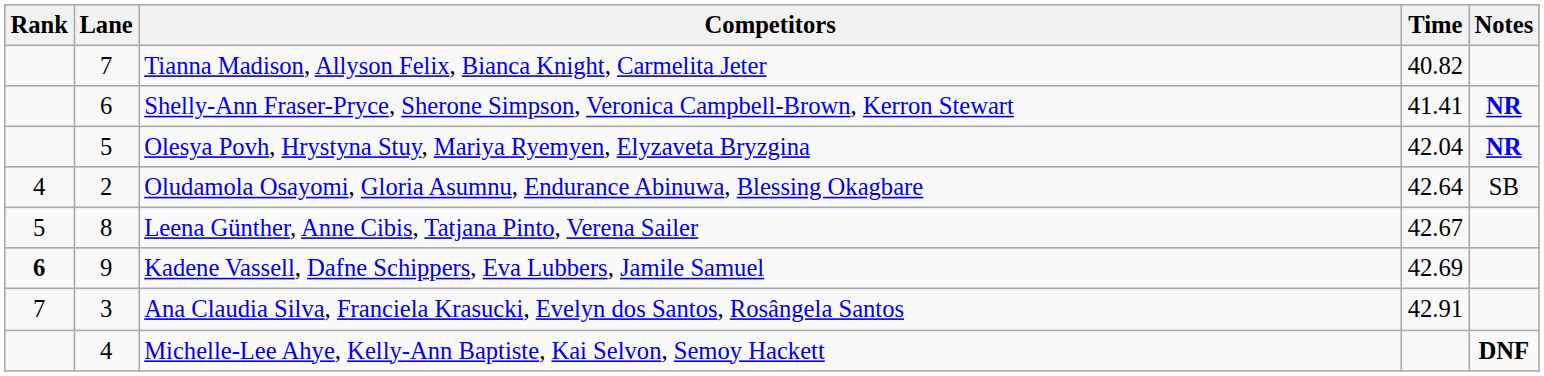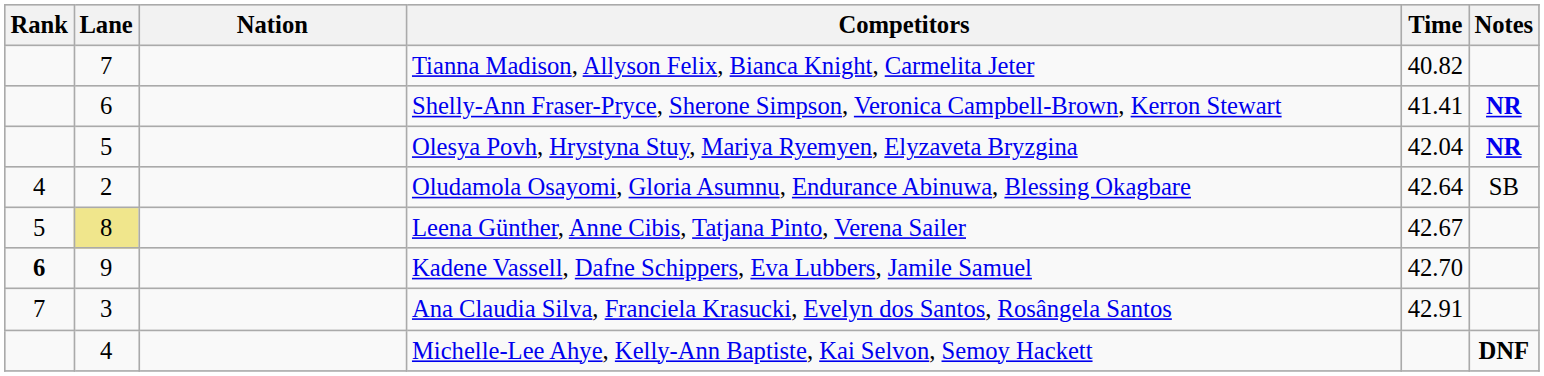+ column: (272, 24)
(106, 227) no background -> (106, 227) khaki background
(1435, 268) 42.69 -> (1435, 268) 42.70
